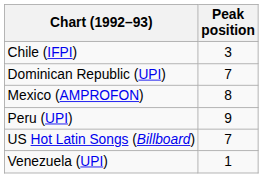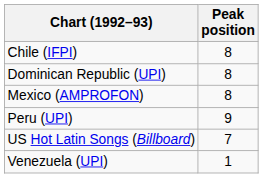(228, 52) 3 -> (228, 52) 8
(228, 74) 7 -> (228, 74) 8
